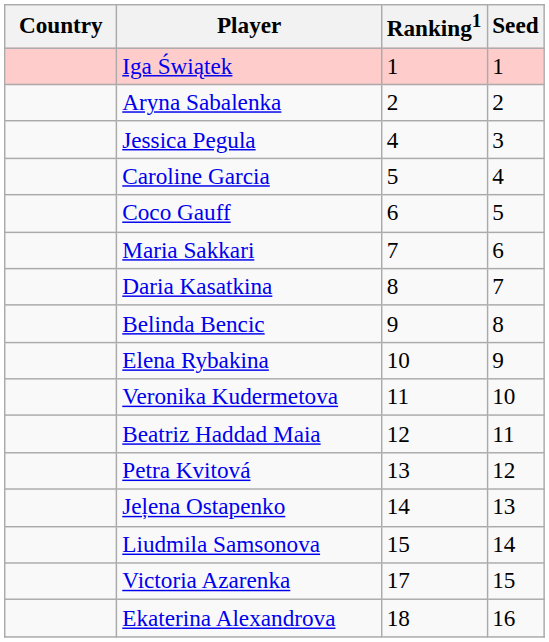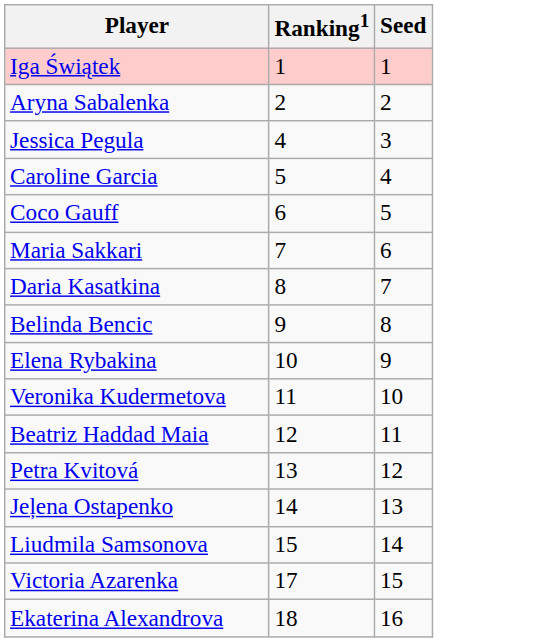- column: (61, 26)
